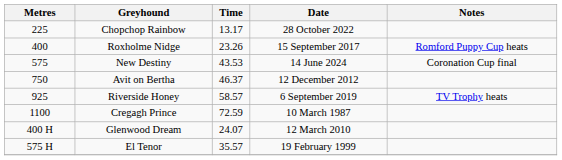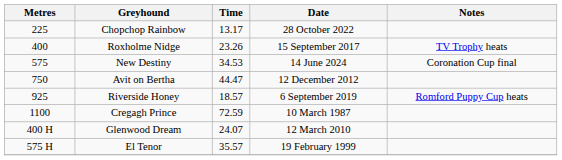(472, 46) Romford Puppy Cup heats -> (472, 46) TV Trophy heats
(231, 63) 43.53 -> (231, 63) 34.53
(231, 79) 46.37 -> (231, 79) 44.47
(231, 96) 58.57 -> (231, 96) 18.57
(472, 96) TV Trophy heats -> (472, 96) Romford Puppy Cup heats
